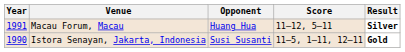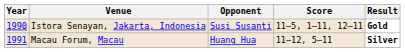rows swapped: (118, 40) <-> (77, 26)
